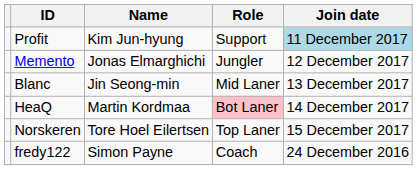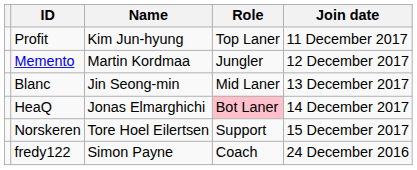(241, 38) Support -> (248, 38) Top Laner
(347, 38) lightblue background -> (347, 38) no background
(146, 61) Jonas Elmarghichi -> (139, 61) Martin Kordmaa
(139, 107) Martin Kordmaa -> (146, 107) Jonas Elmarghichi
(248, 130) Top Laner -> (241, 130) Support
